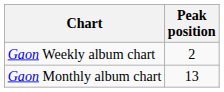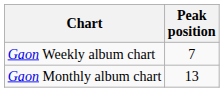(192, 53) 2 -> (192, 53) 7
